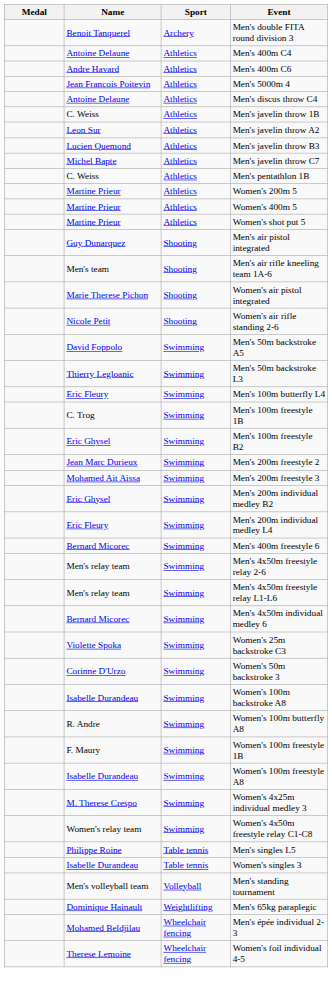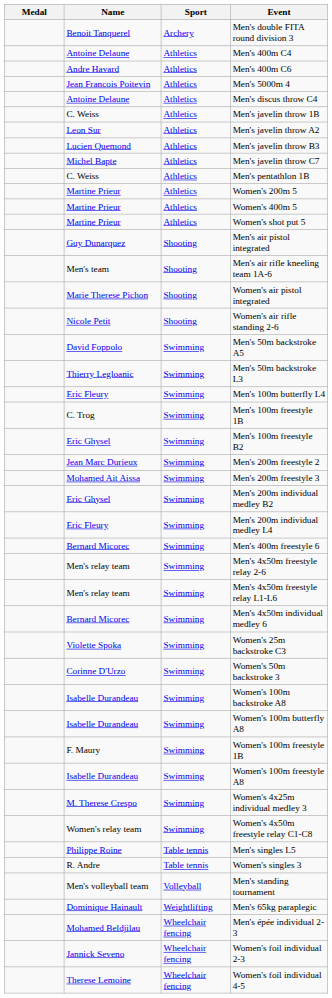(83, 724) R. Andre -> (102, 724) Isabelle Durandeau
(102, 865) Isabelle Durandeau -> (83, 865) R. Andre
+ row: (277, 954)
